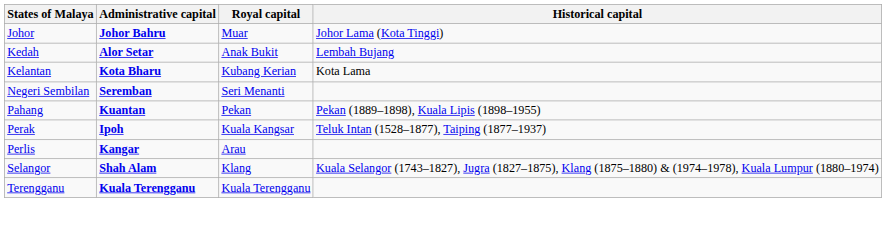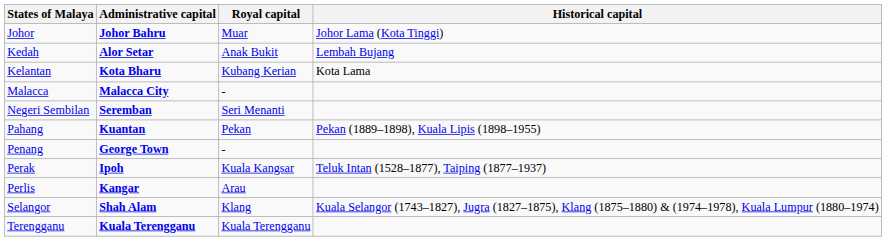+ row: (28, 91)
+ row: (25, 149)
